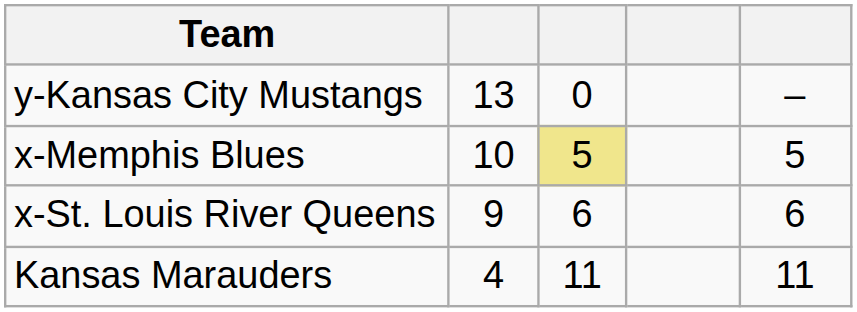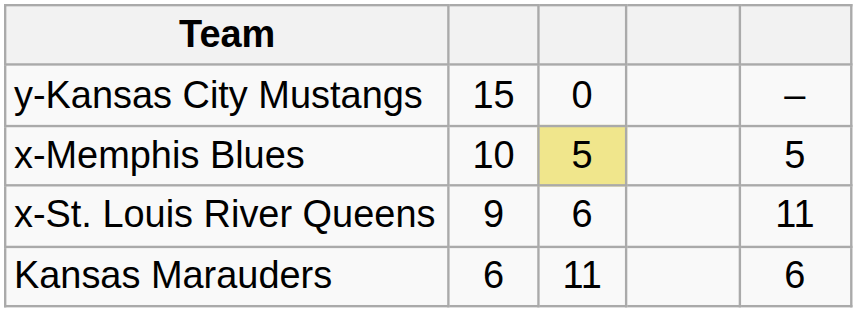(494, 94) 13 -> (494, 94) 15
(795, 214) 6 -> (795, 214) 11
(494, 275) 4 -> (494, 275) 6
(795, 275) 11 -> (795, 275) 6
